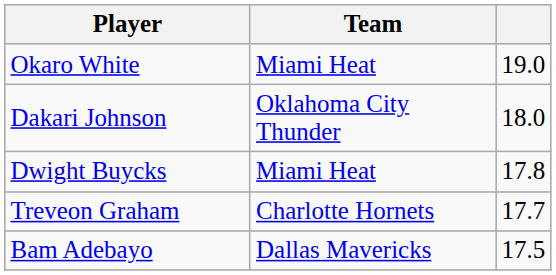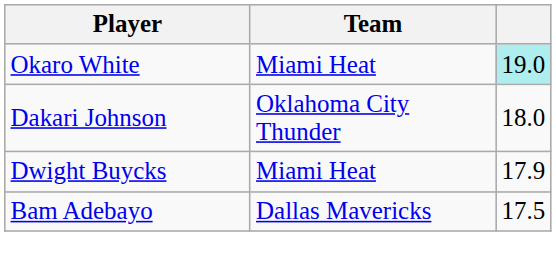(523, 63) no background -> (523, 63) paleturquoise background
(523, 171) 17.8 -> (523, 171) 17.9
- row: (95, 210)
